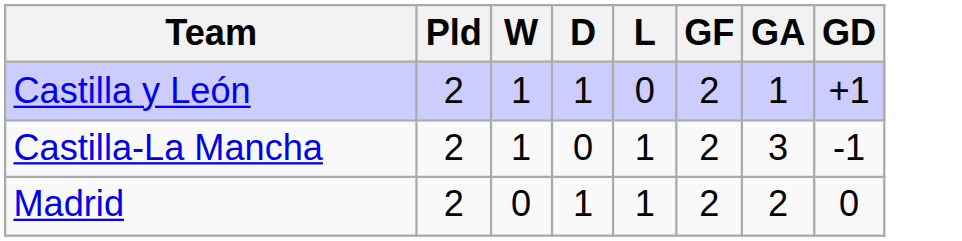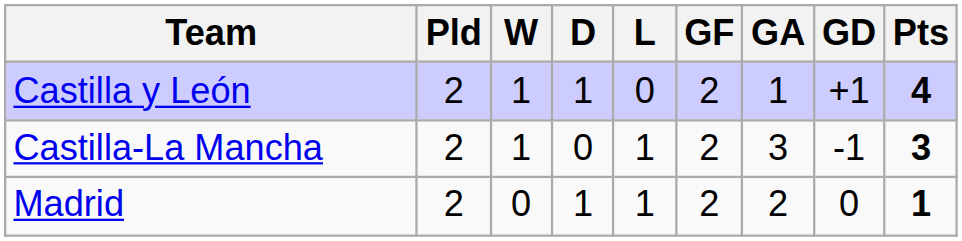+ column: (921, 33)
